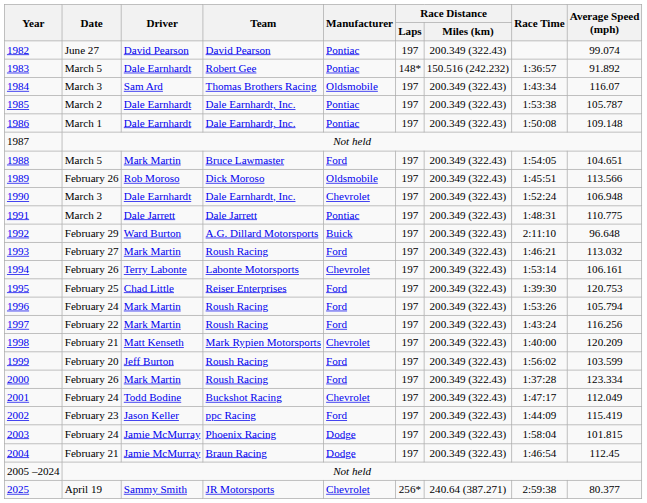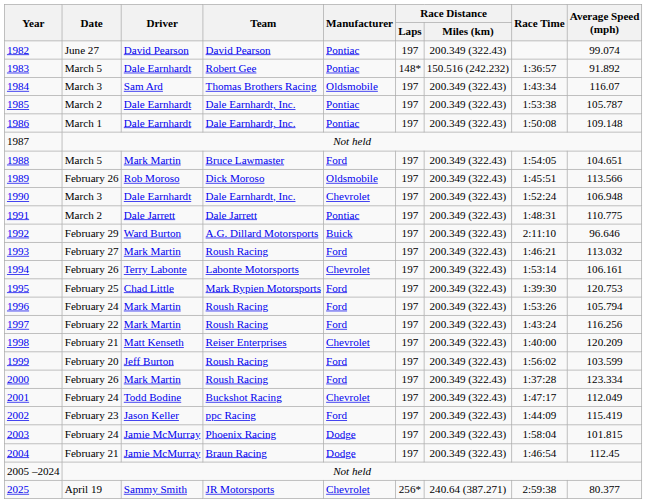(605, 233) 96.648 -> (605, 233) 96.646
(246, 288) Reiser Enterprises -> (263, 288) Mark Rypien Motorsports
(263, 343) Mark Rypien Motorsports -> (246, 343) Reiser Enterprises
